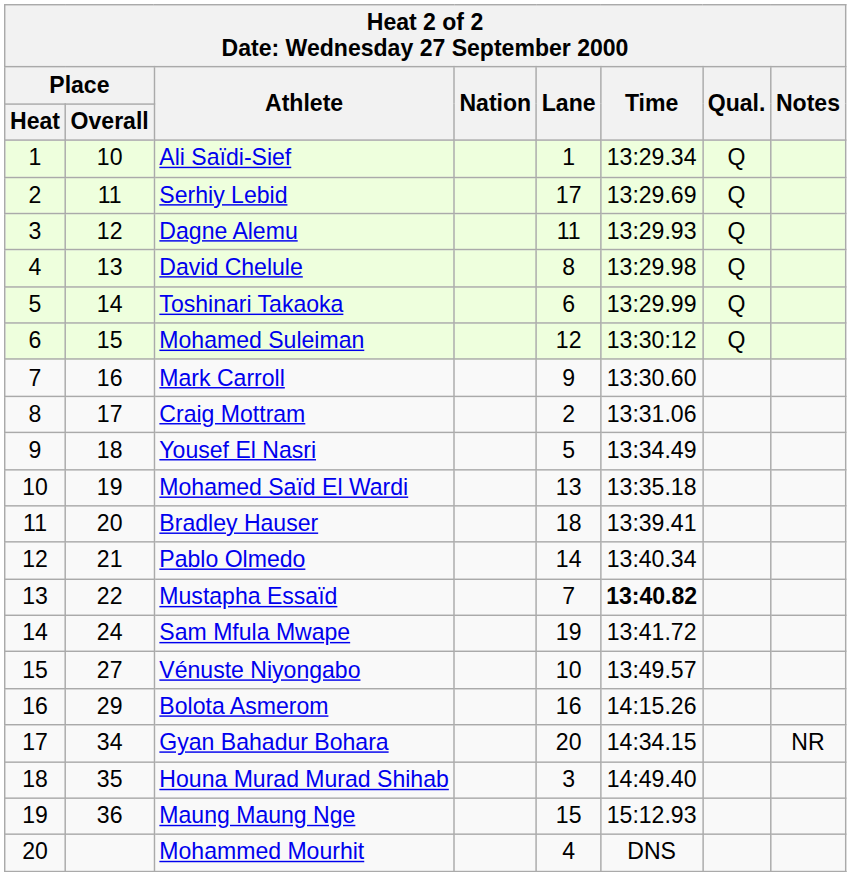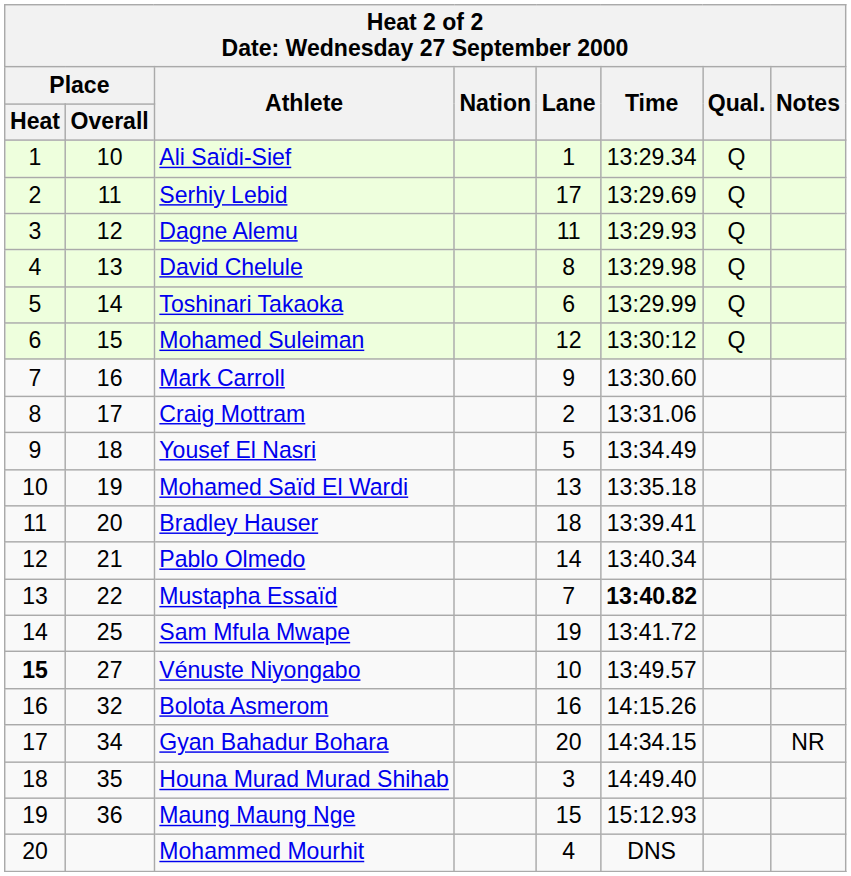(110, 633) 24 -> (110, 633) 25
(35, 669) normal -> (35, 669) bold
(110, 706) 29 -> (110, 706) 32
